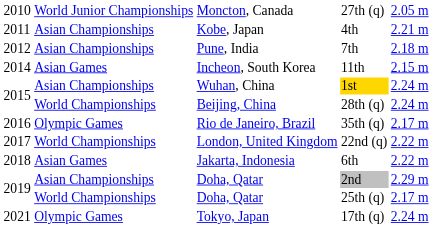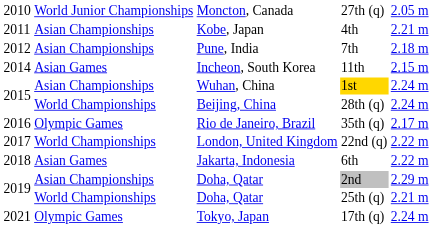(410, 198) 2.17 m -> (410, 198) 2.21 m
